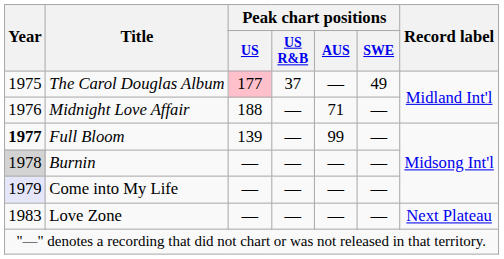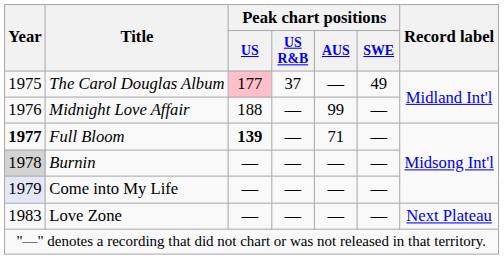(336, 110) 71 -> (336, 110) 99
(250, 136) normal -> (250, 136) bold
(336, 136) 99 -> (336, 136) 71
